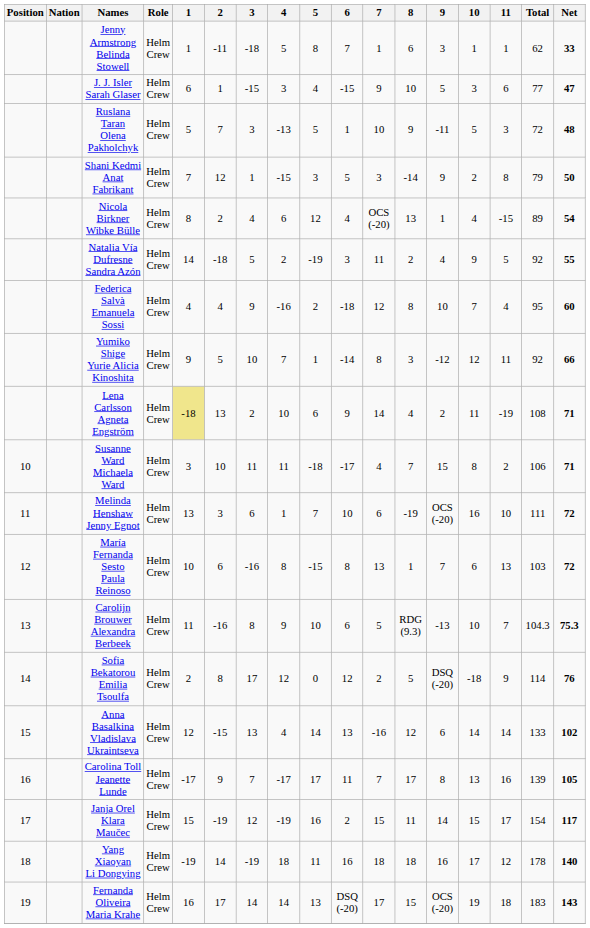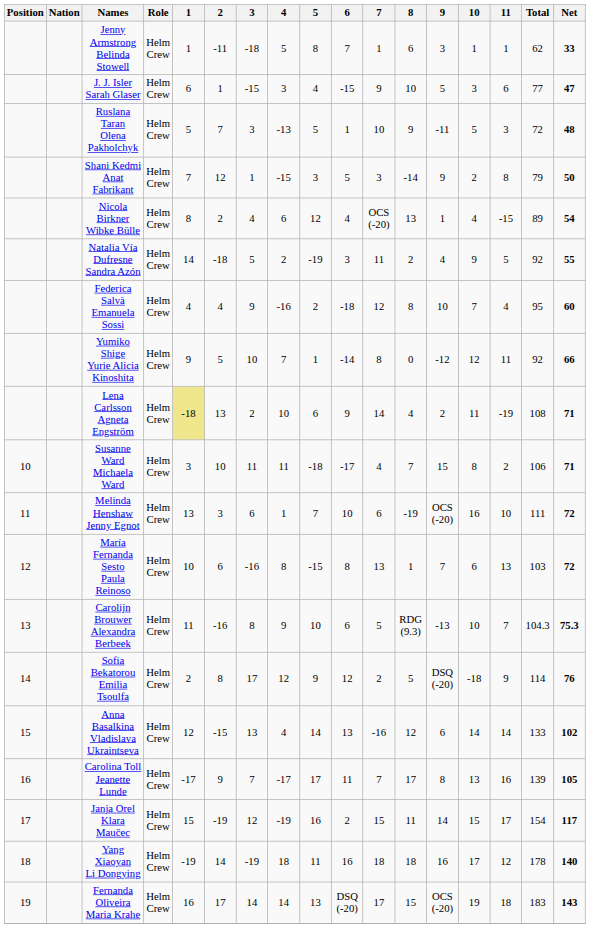(411, 360) 3 -> (411, 360) 0
(315, 679) 0 -> (315, 679) 9
